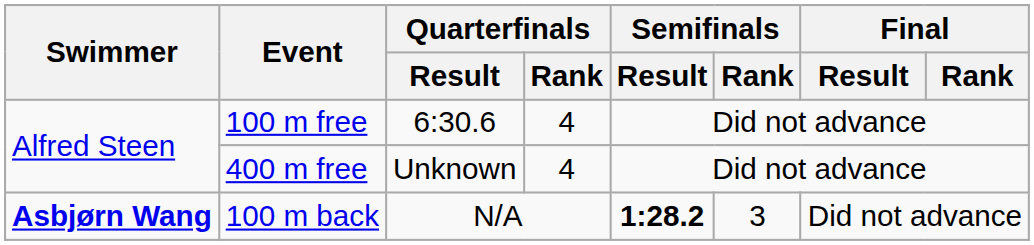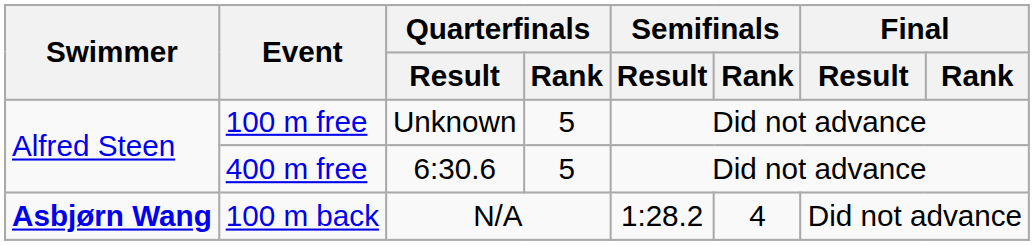(455, 123) 6:30.6 -> (455, 123) Unknown
(567, 123) 4 -> (567, 123) 5
(455, 169) Unknown -> (455, 169) 6:30.6
(567, 169) 4 -> (567, 169) 5
(662, 216) bold -> (662, 216) normal
(758, 216) 3 -> (758, 216) 4
